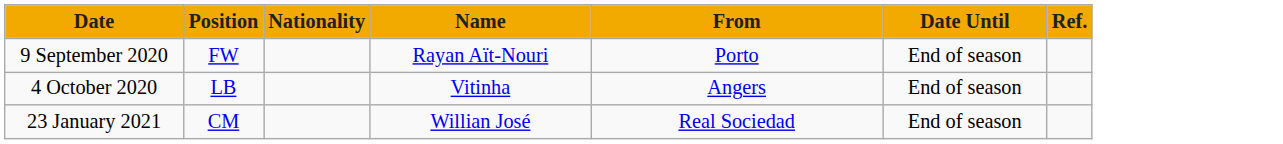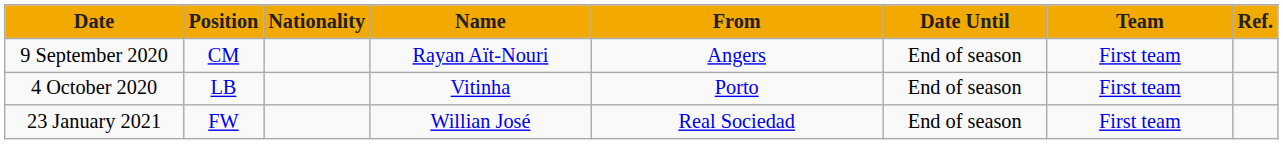+ column: (1140, 21)
(223, 55) FW -> (223, 55) CM
(737, 55) Porto -> (737, 55) Angers
(737, 88) Angers -> (737, 88) Porto
(223, 122) CM -> (223, 122) FW
